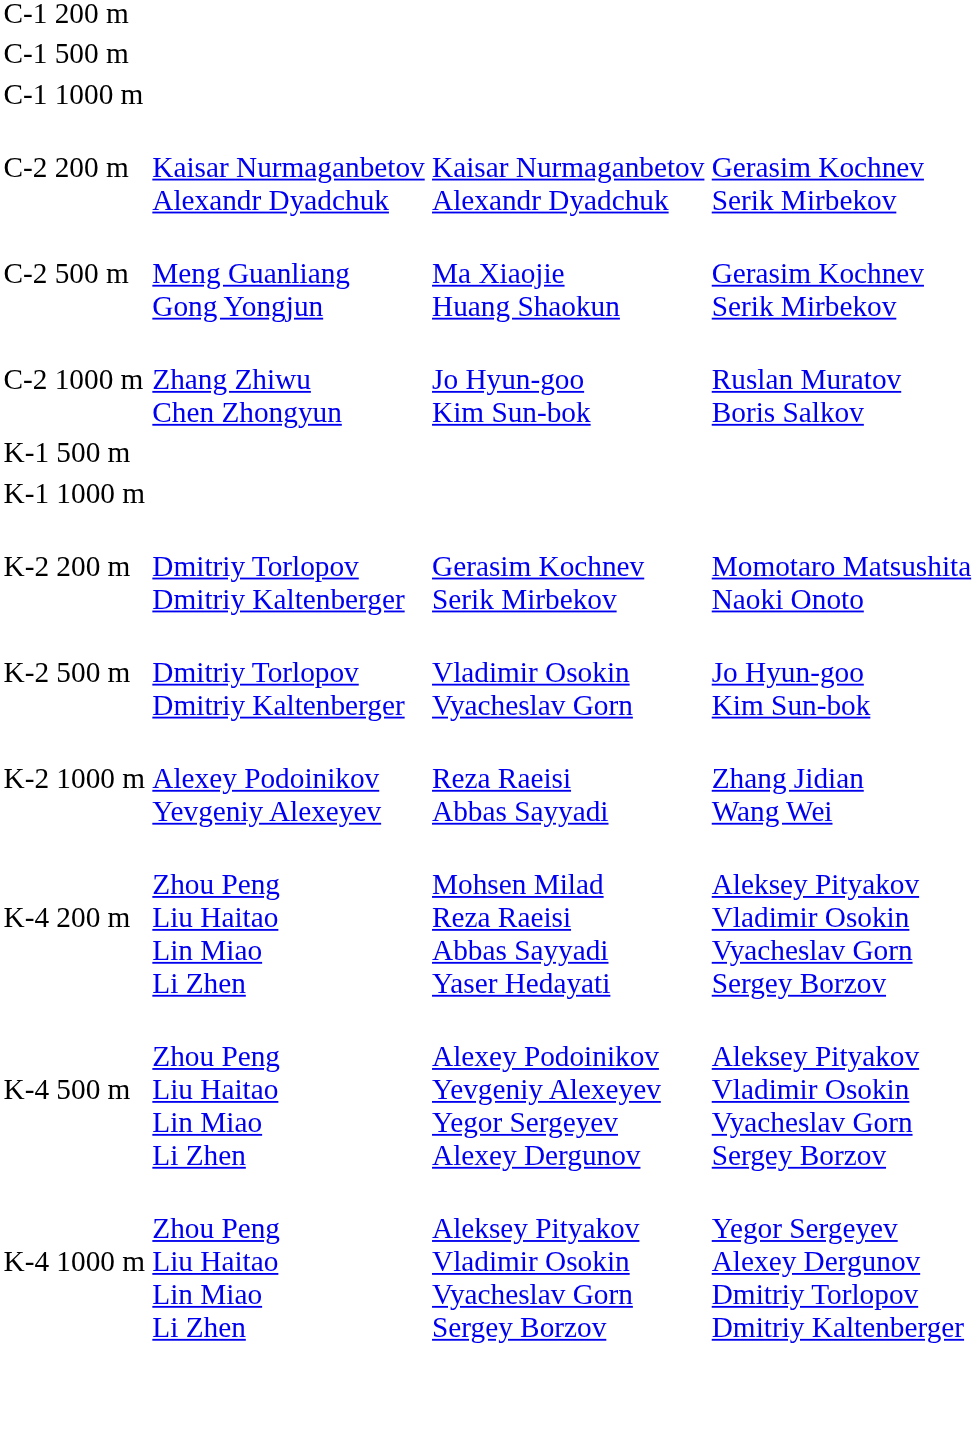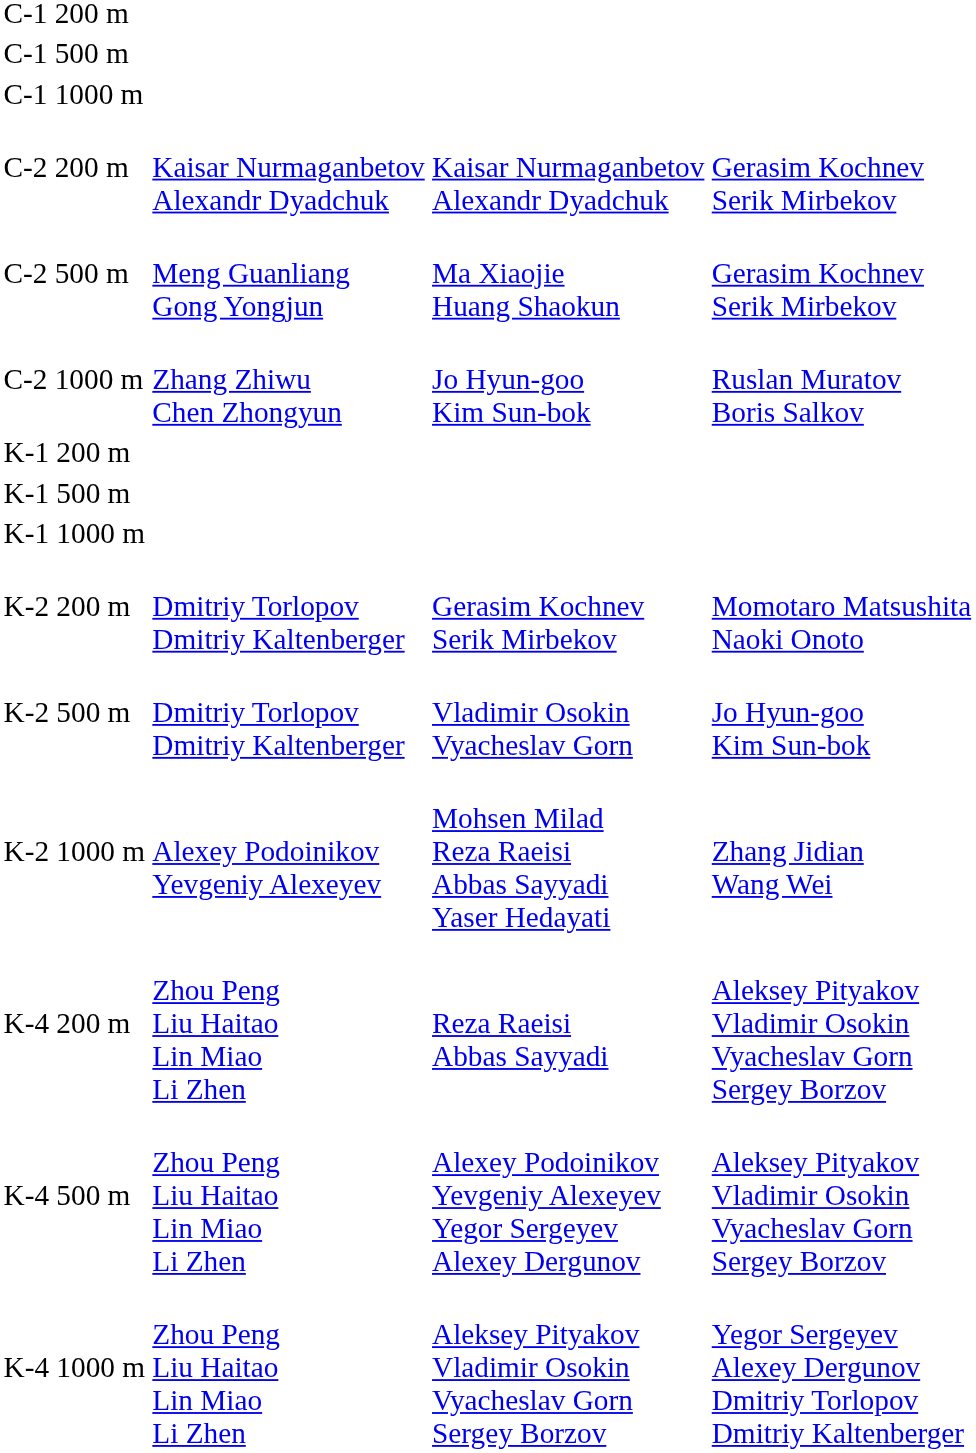+ row: (67, 452)
(520, 794) Reza Raeisi Abbas Sayyadi -> (521, 868) Mohsen Milad Reza Raeisi Abbas Sayyadi Yaser Hedayati
(521, 934) Mohsen Milad Reza Raeisi Abbas Sayyadi Yaser Hedayati -> (520, 1040) Reza Raeisi Abbas Sayyadi
